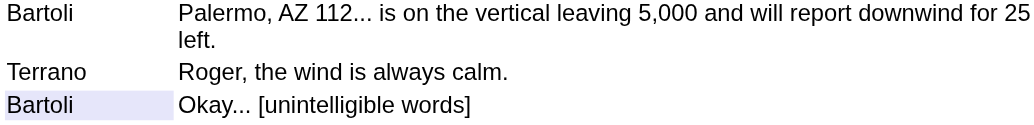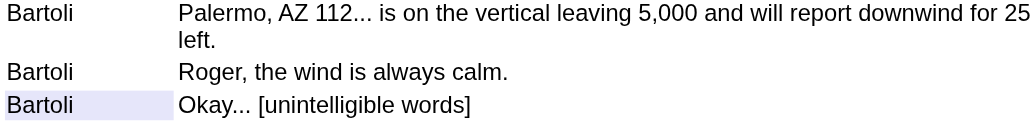(47, 72) Terrano -> (40, 72) Bartoli
